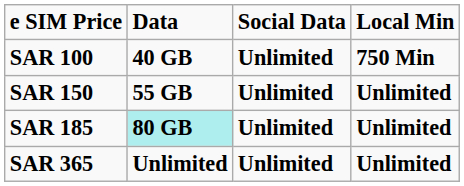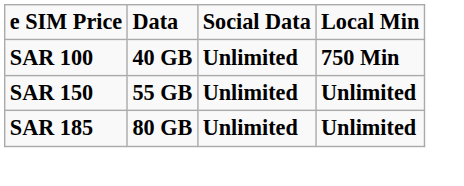(162, 127) paleturquoise background -> (162, 127) no background
- row: (52, 163)
